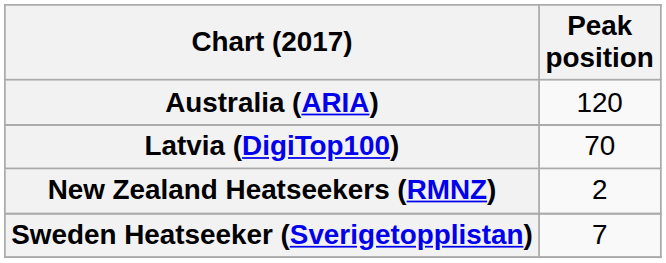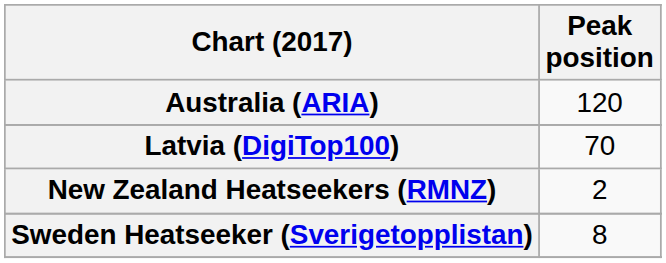(600, 234) 7 -> (600, 234) 8
